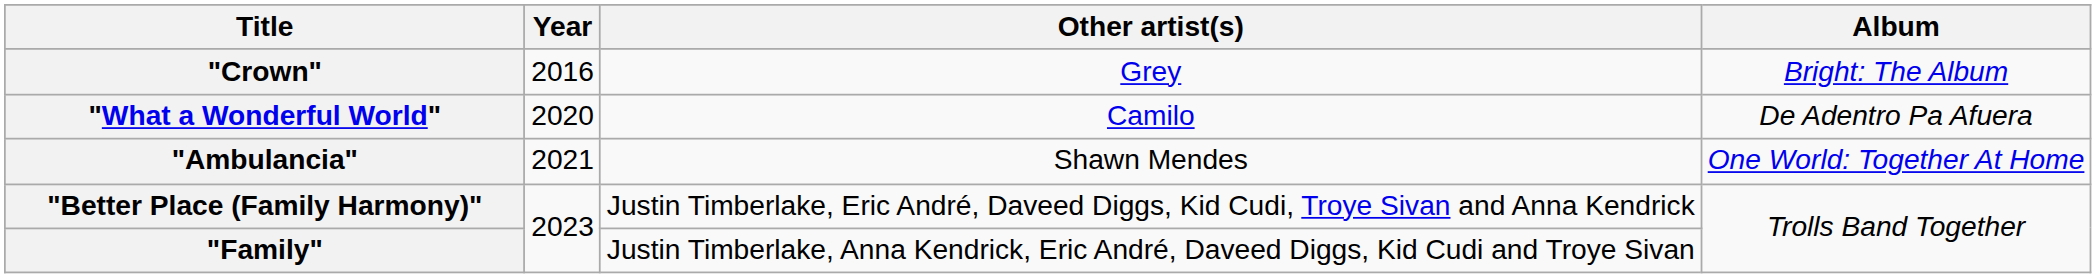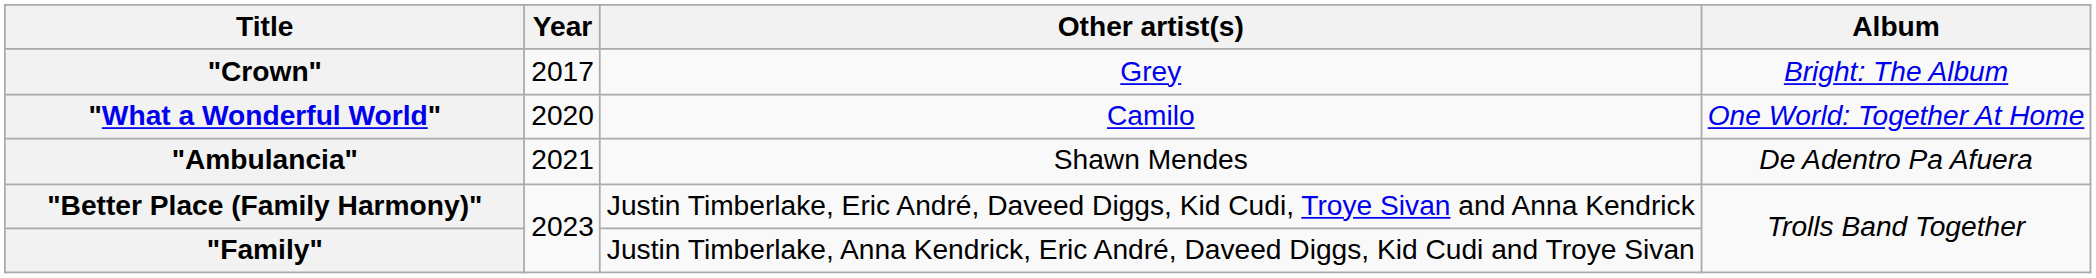(563, 71) 2016 -> (563, 71) 2017
(1896, 116) De Adentro Pa Afuera -> (1896, 116) One World: Together At Home
(1896, 160) One World: Together At Home -> (1896, 160) De Adentro Pa Afuera
